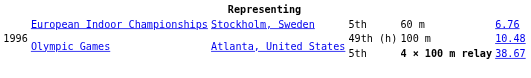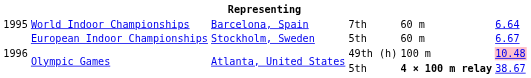+ row: (110, 24)
(507, 24) 6.76 -> (507, 39) 6.67
(510, 39) no background -> (510, 54) pink background
